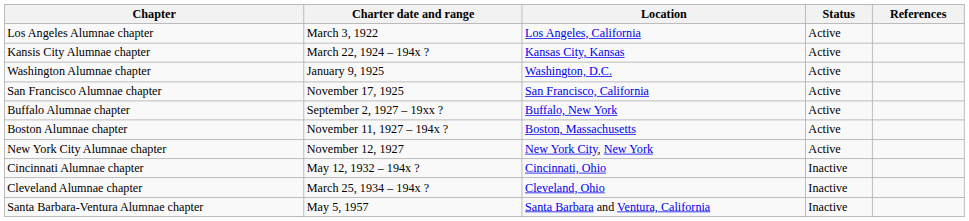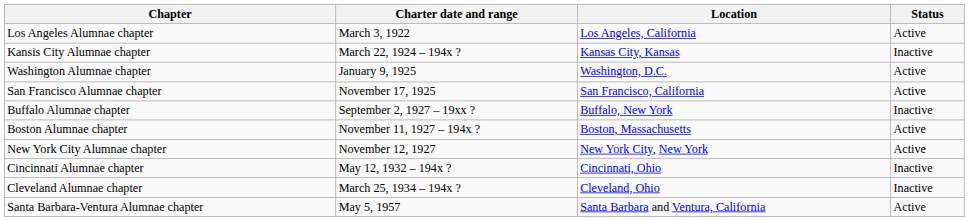- column: (918, 14)
(825, 52) Active -> (913, 52) Inactive
(825, 110) Active -> (913, 110) Inactive
(828, 206) Inactive -> (910, 206) Active
